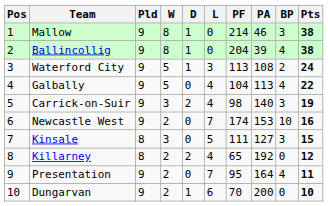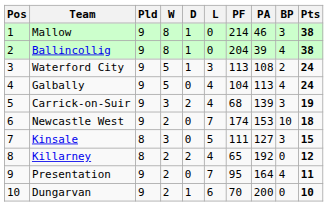(307, 85) 22 -> (307, 85) 24
(235, 103) 98 -> (235, 103) 68
(264, 103) 140 -> (264, 103) 139
(307, 121) 16 -> (307, 121) 18
